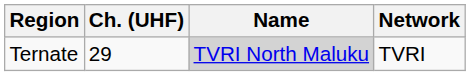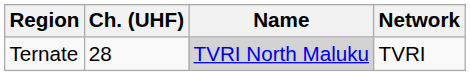(100, 53) 29 -> (100, 53) 28
